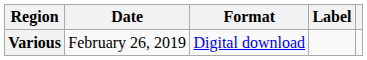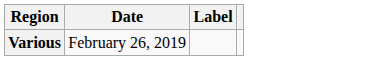- column: (249, 17)
